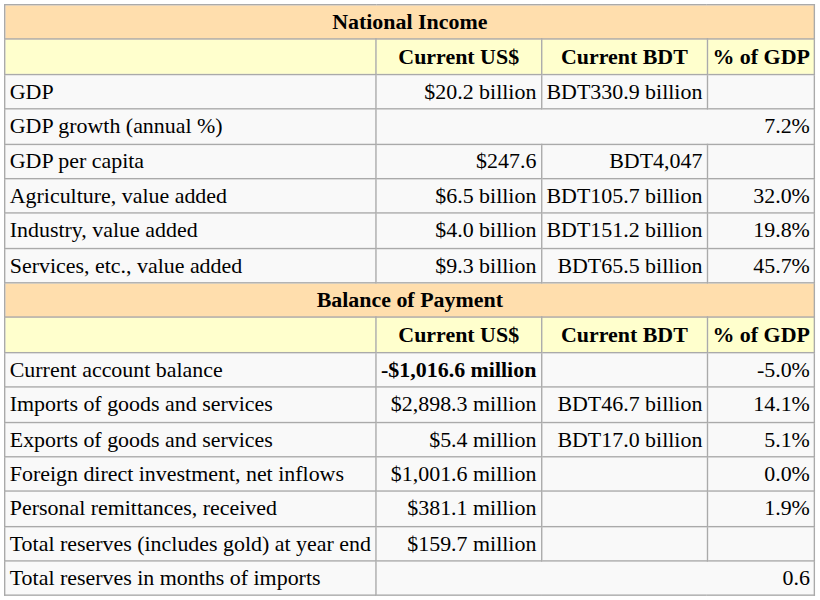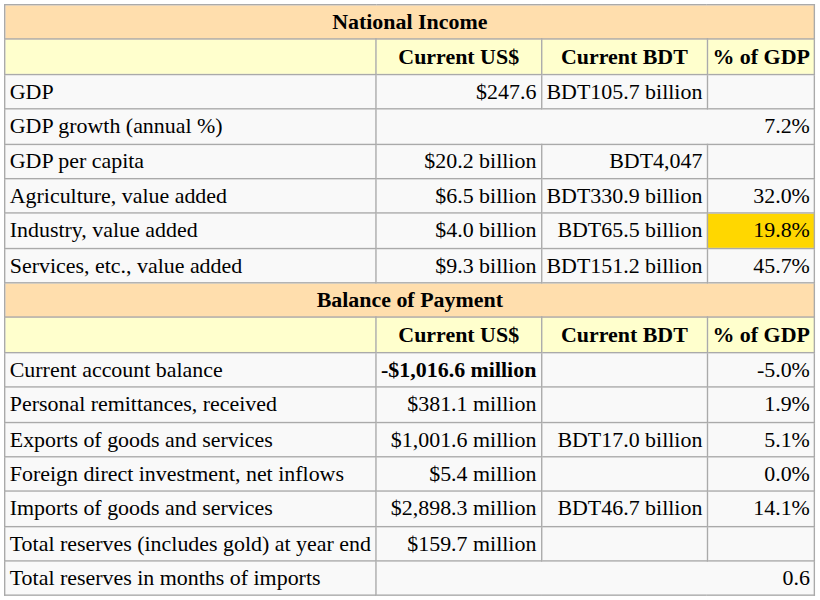(480, 91) $20.2 billion -> (506, 91) $247.6
(624, 91) BDT330.9 billion -> (624, 91) BDT105.7 billion
(506, 160) $247.6 -> (480, 160) $20.2 billion
(624, 195) BDT105.7 billion -> (624, 195) BDT330.9 billion
(624, 230) BDT151.2 billion -> (630, 230) BDT65.5 billion
(782, 230) no background -> (782, 230) gold background
(630, 265) BDT65.5 billion -> (624, 265) BDT151.2 billion
rows swapped: (141, 404) <-> (143, 508)
(483, 439) $5.4 million -> (464, 439) $1,001.6 million
(464, 473) $1,001.6 million -> (483, 473) $5.4 million
